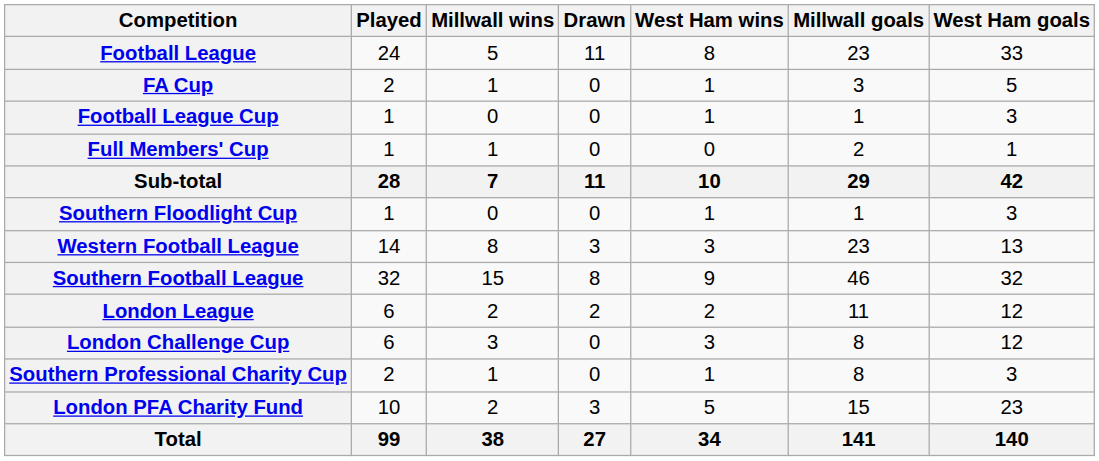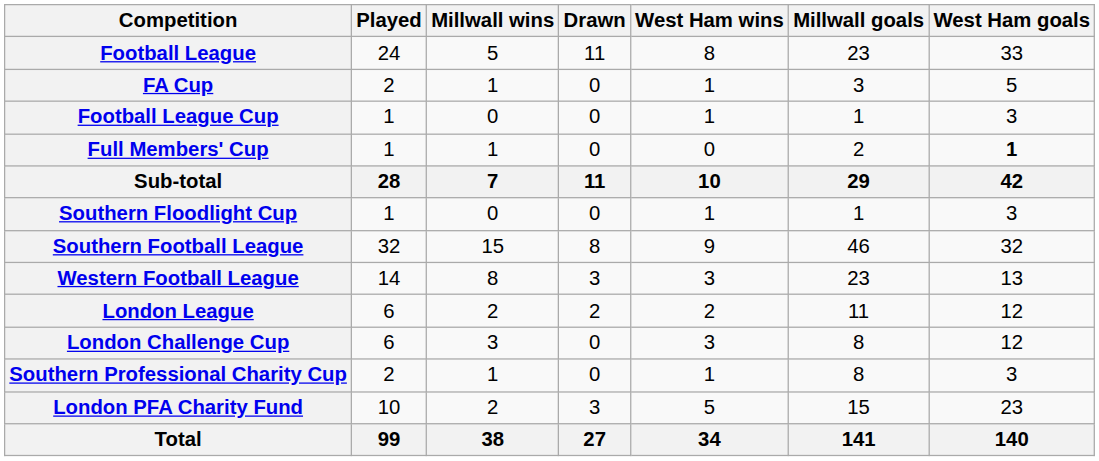(1012, 149) normal -> (1012, 149) bold
rows swapped: (178, 278) <-> (178, 246)
